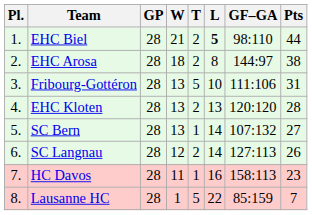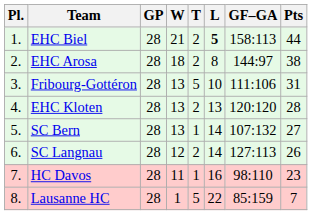(253, 38) 98:110 -> (253, 38) 158:113
(253, 175) 158:113 -> (253, 175) 98:110
